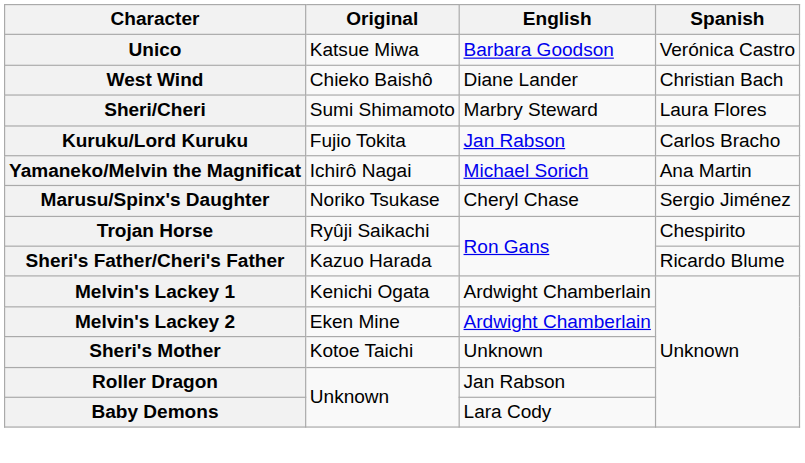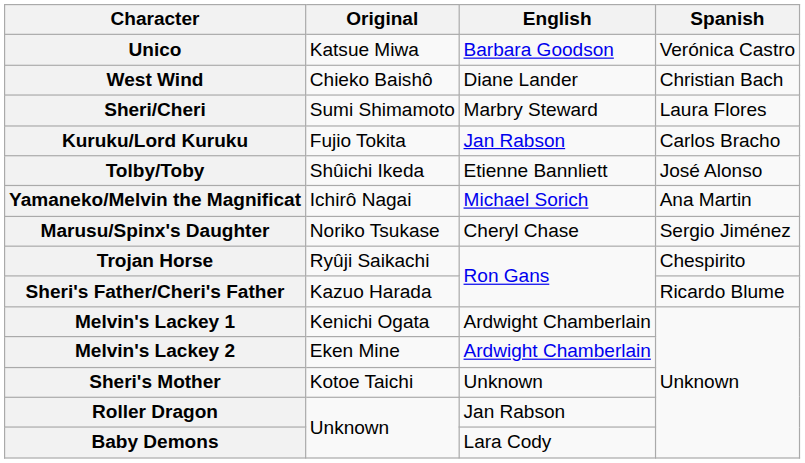+ row: (155, 170)
